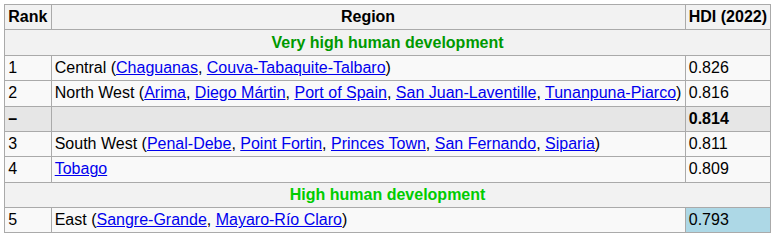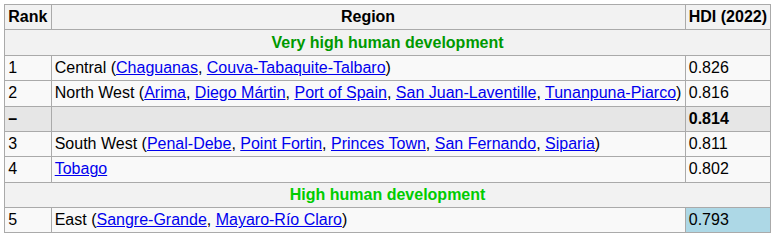(709, 169) 0.809 -> (709, 169) 0.802
